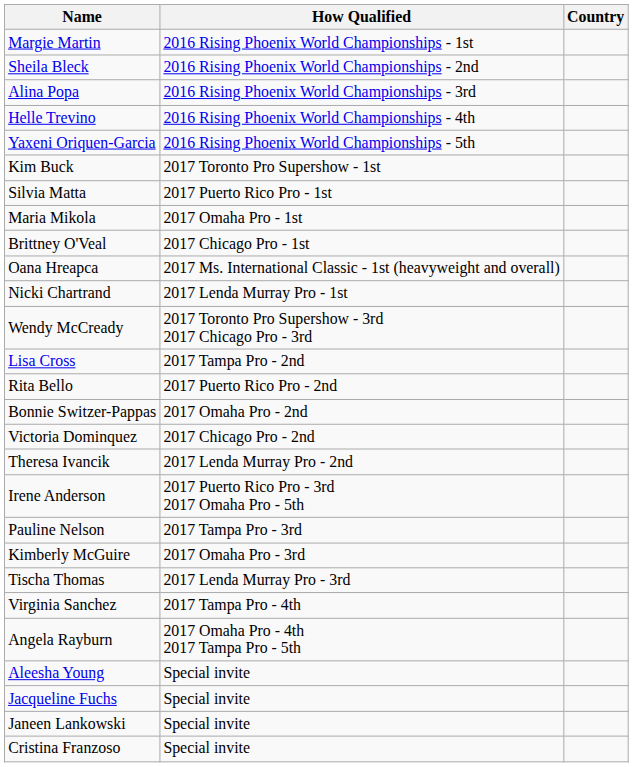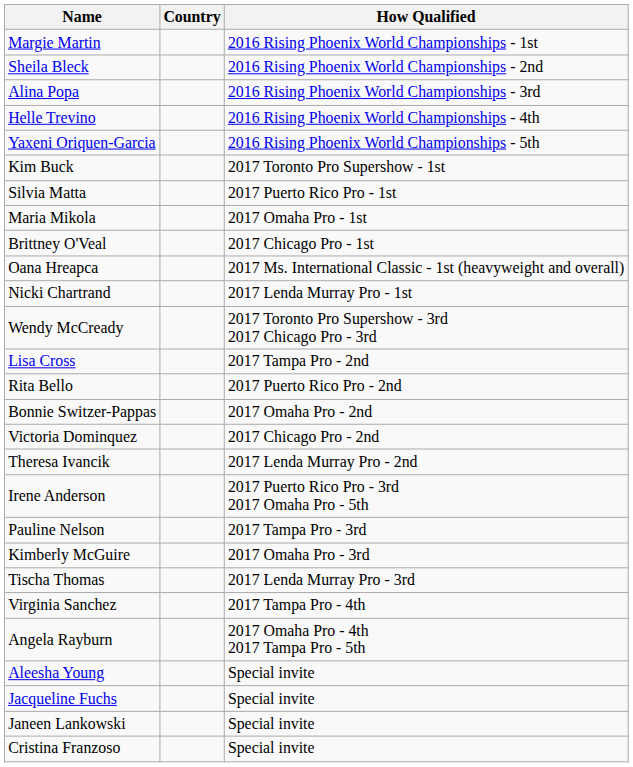columns swapped: (596, 17) <-> (362, 17)
